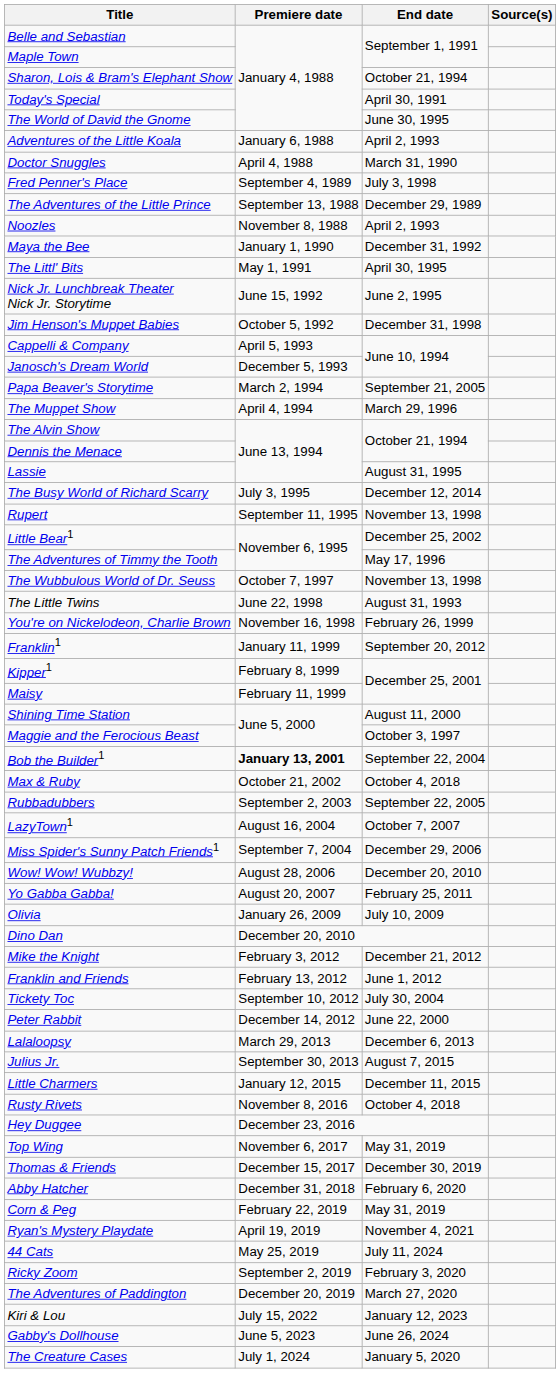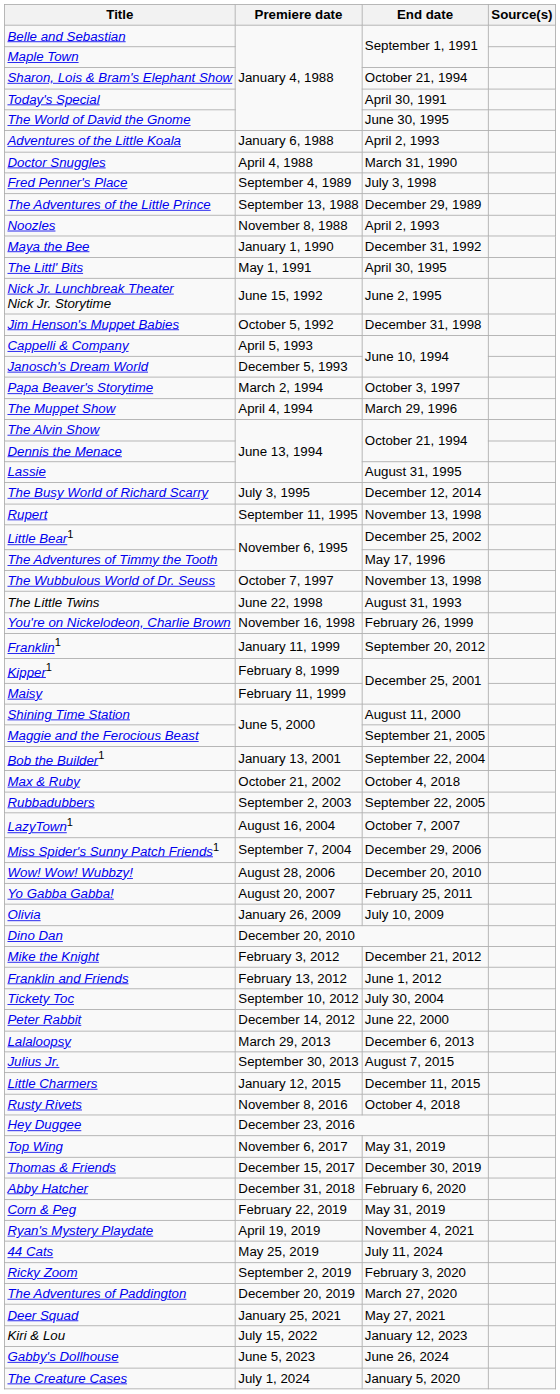(425, 388) September 21, 2005 -> (412, 388) October 3, 1997
(412, 735) October 3, 1997 -> (425, 735) September 21, 2005
(291, 758) bold -> (290, 758) normal
+ row: (43, 1315)
